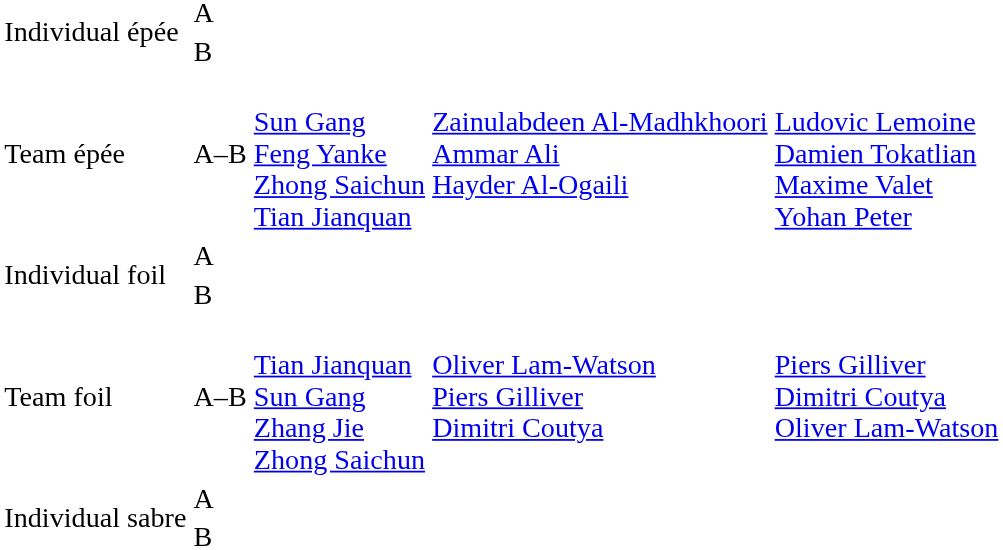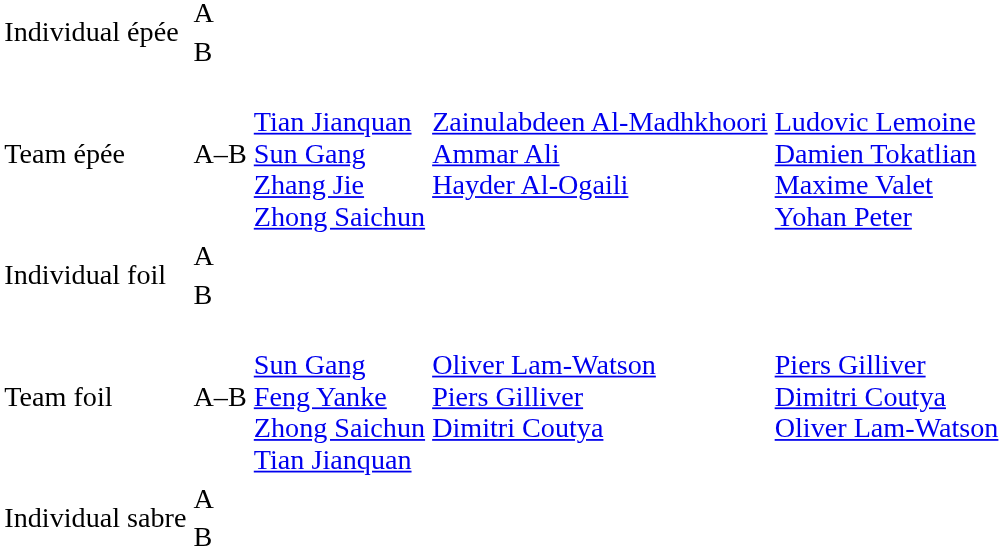(339, 169) Sun Gang Feng Yanke Zhong Saichun Tian Jianquan -> (339, 169) Tian Jianquan Sun Gang Zhang Jie Zhong Saichun
(339, 412) Tian Jianquan Sun Gang Zhang Jie Zhong Saichun -> (339, 412) Sun Gang Feng Yanke Zhong Saichun Tian Jianquan
